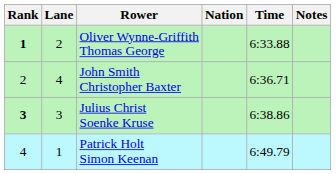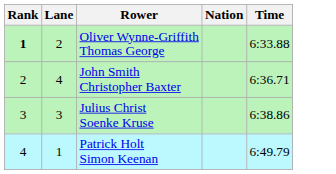- column: (312, 15)
(23, 115) bold -> (23, 115) normal
